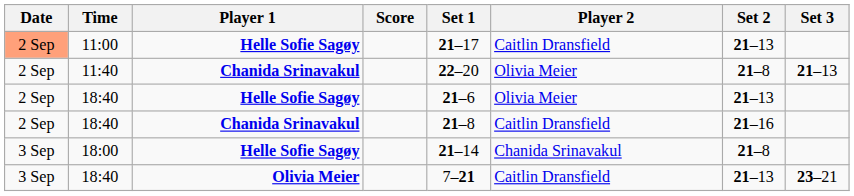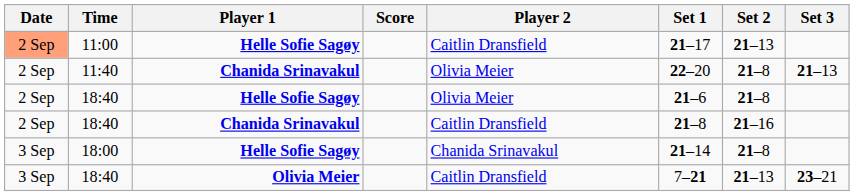columns swapped: (606, 18) <-> (459, 18)
(754, 97) 21–13 -> (754, 97) 21–8
